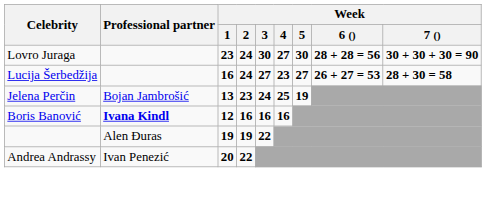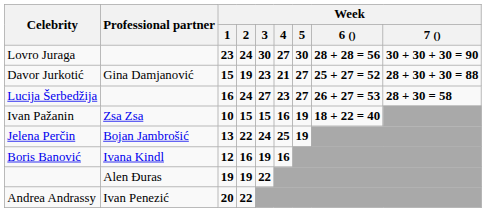+ row: (46, 75)
+ row: (41, 116)
(246, 95) 23 -> (246, 136) 22
(136, 116) bold -> (134, 156) normal
(265, 116) 16 -> (265, 156) 19
